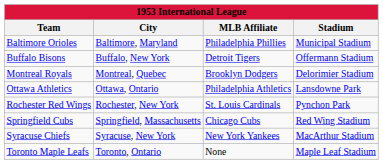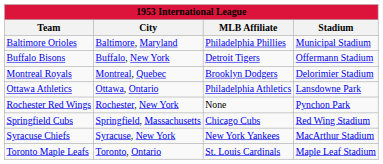(243, 105) St. Louis Cardinals -> (216, 105) None
(216, 151) None -> (243, 151) St. Louis Cardinals
